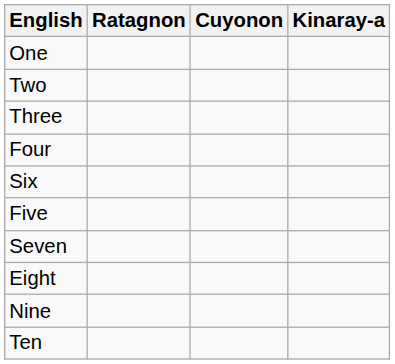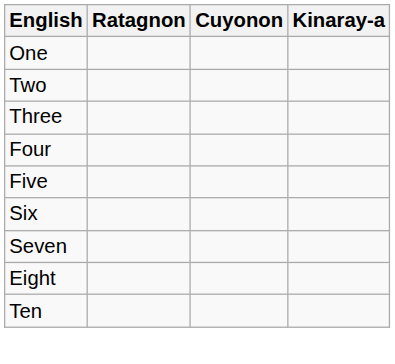rows swapped: (29, 213) <-> (23, 181)
- row: (30, 310)
